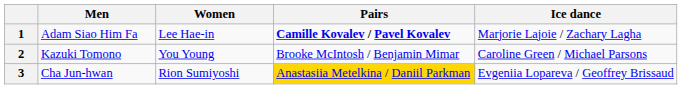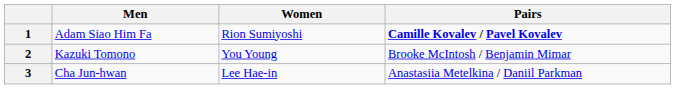- column: (576, 14)
(186, 34) Lee Hae-in -> (262, 34) Rion Sumiyoshi
(199, 73) Rion Sumiyoshi -> (249, 73) Lee Hae-in
(373, 73) gold background -> (485, 73) no background
